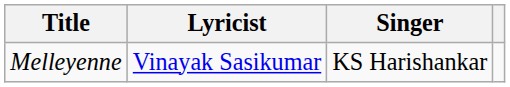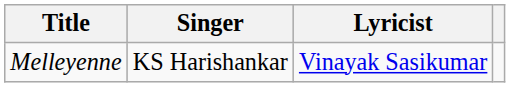columns swapped: (410, 23) <-> (227, 23)
